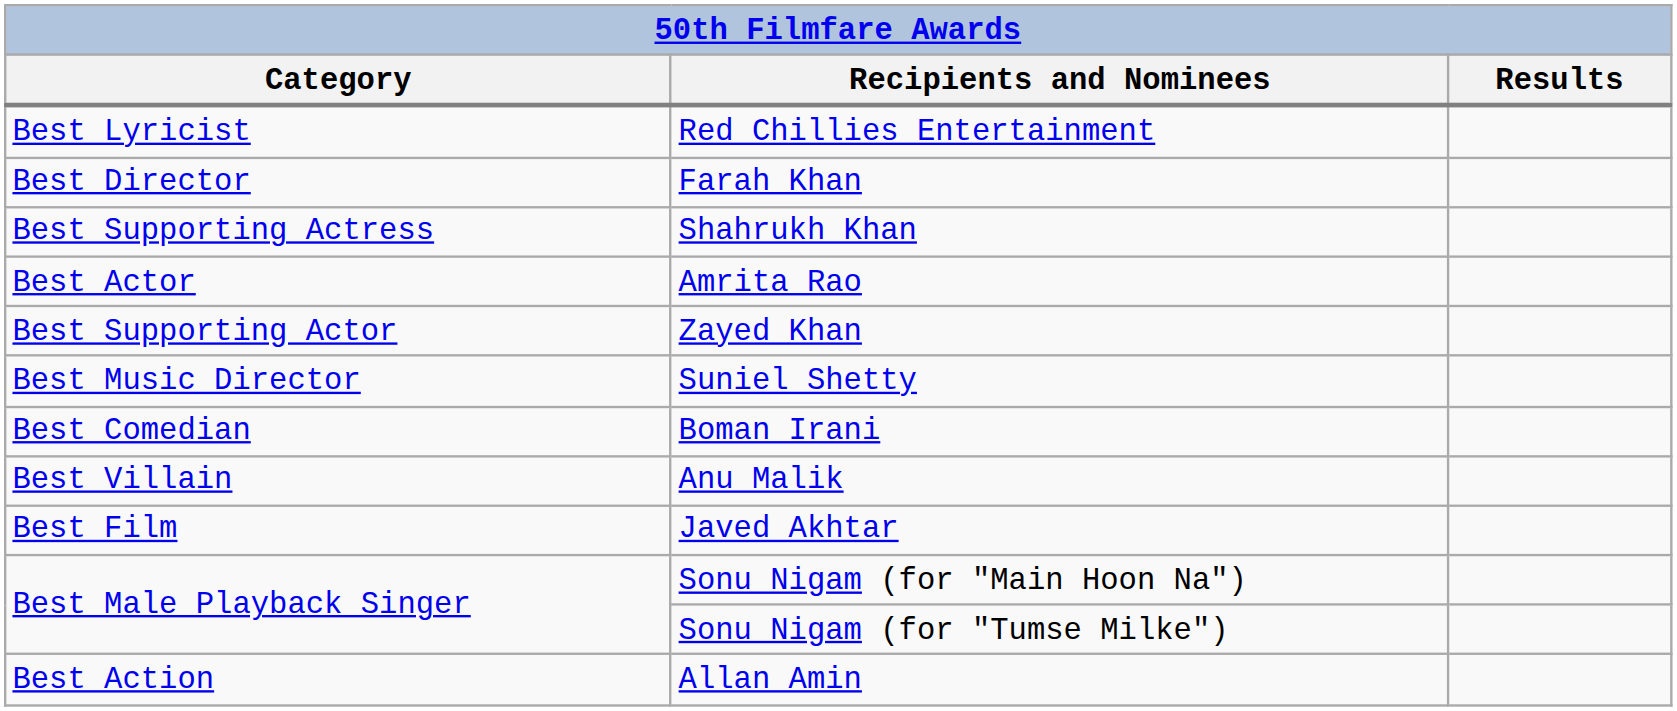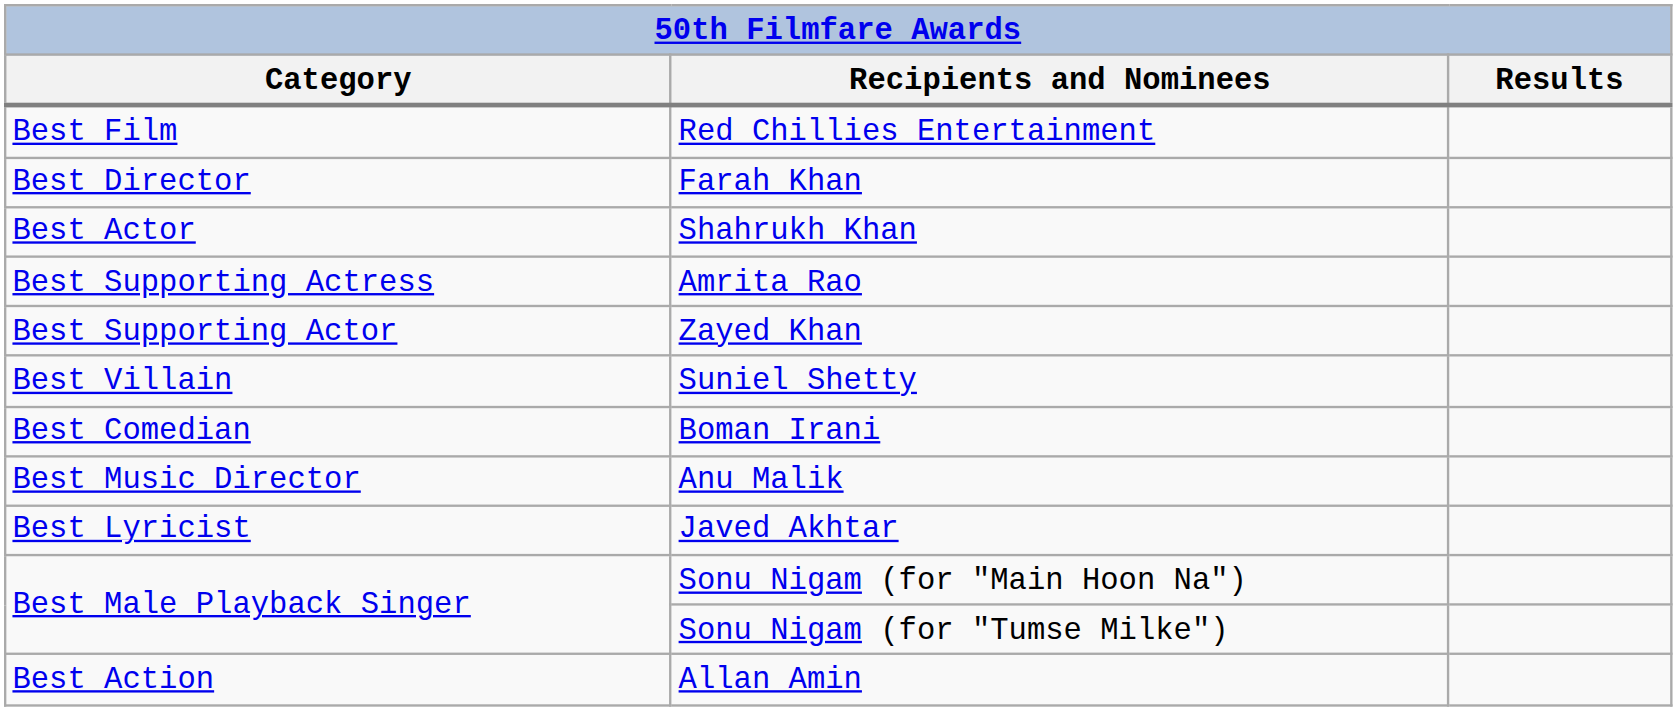(132, 132) Best Lyricist -> (95, 132) Best Film
(223, 232) Best Supporting Actress -> (104, 232) Best Actor
(104, 281) Best Actor -> (223, 281) Best Supporting Actress
(187, 381) Best Music Director -> (122, 381) Best Villain
(122, 481) Best Villain -> (187, 481) Best Music Director
(95, 530) Best Film -> (132, 530) Best Lyricist
